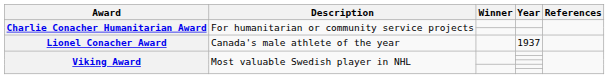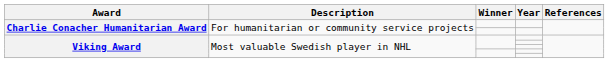- row: (107, 43)
